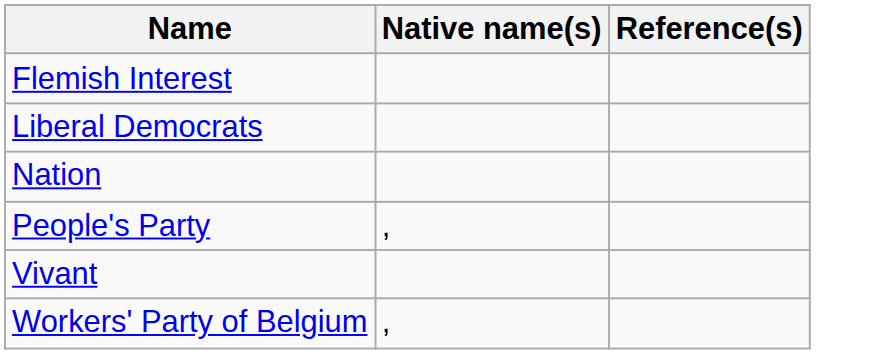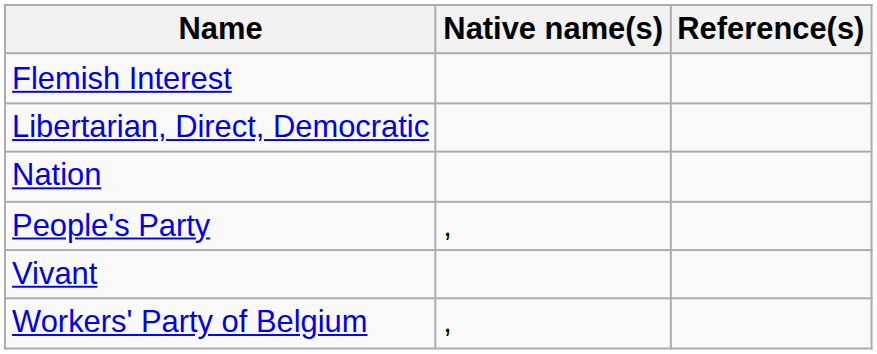- row: (137, 126)
+ row: (221, 126)
